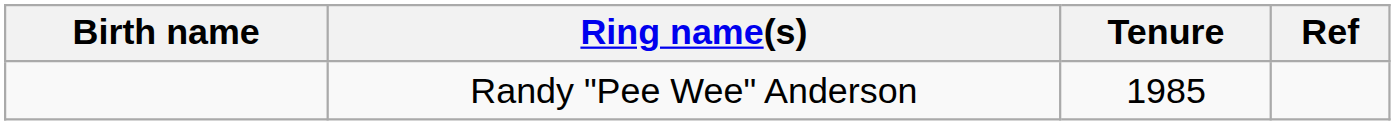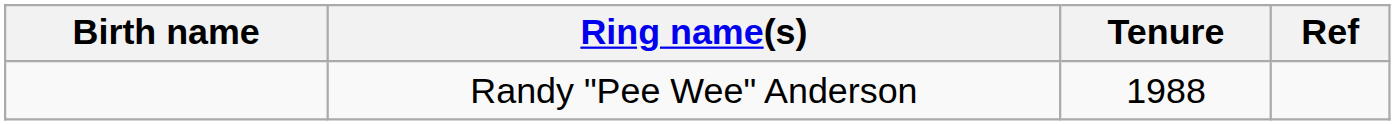(1166, 89) 1985 -> (1166, 89) 1988
